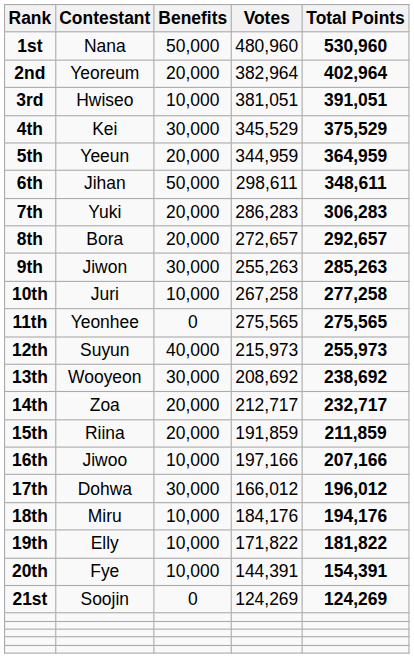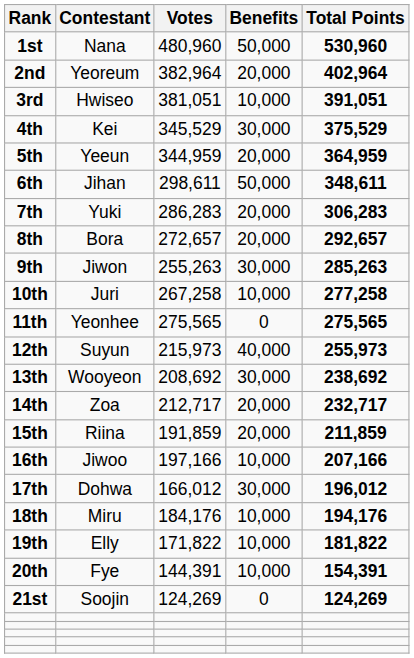columns swapped: (267, 18) <-> (193, 18)
